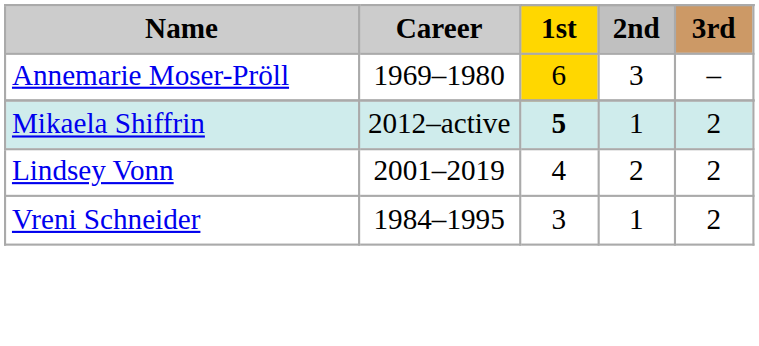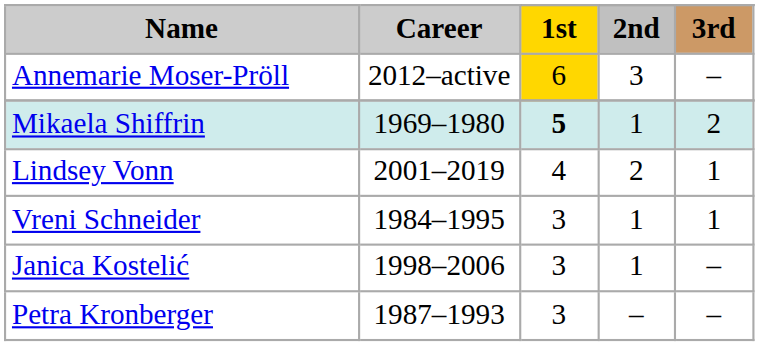(439, 75) 1969–1980 -> (439, 75) 2012–active
(439, 123) 2012–active -> (439, 123) 1969–1980
(714, 171) 2 -> (714, 171) 1
(714, 218) 2 -> (714, 218) 1
+ row: (101, 266)
+ row: (112, 314)
